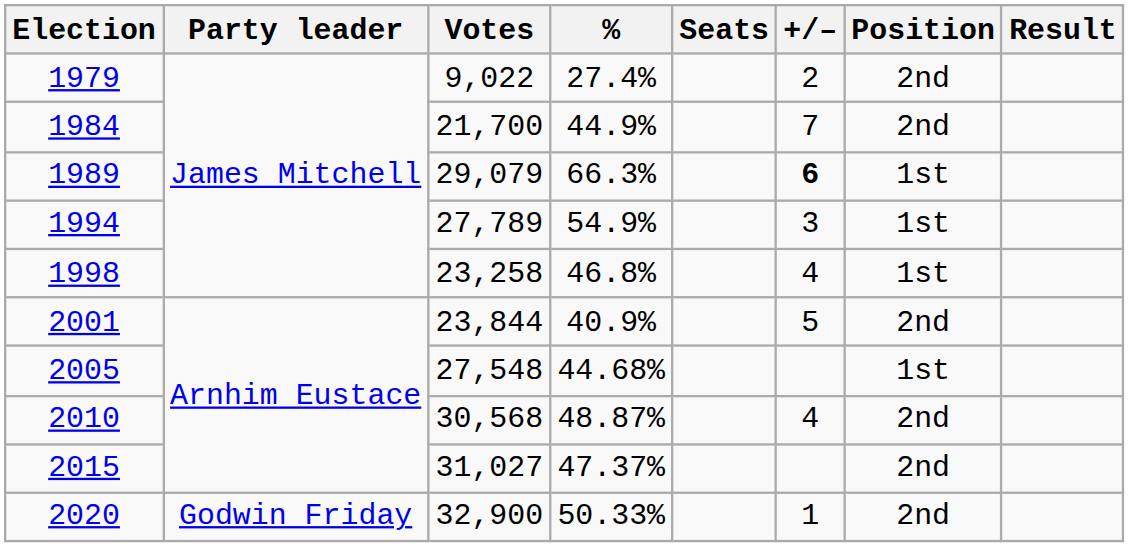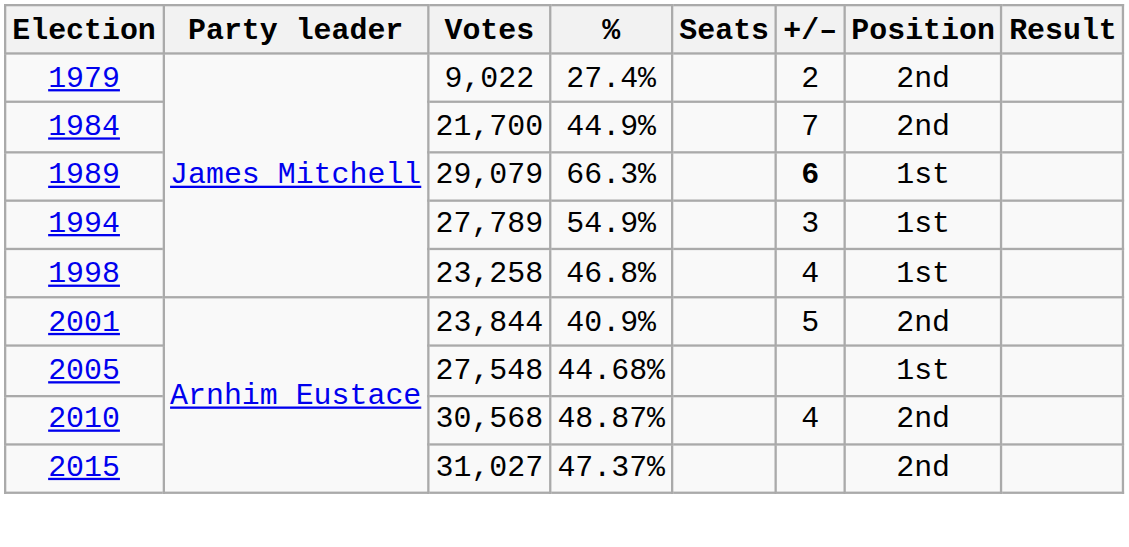- row: (84, 517)
